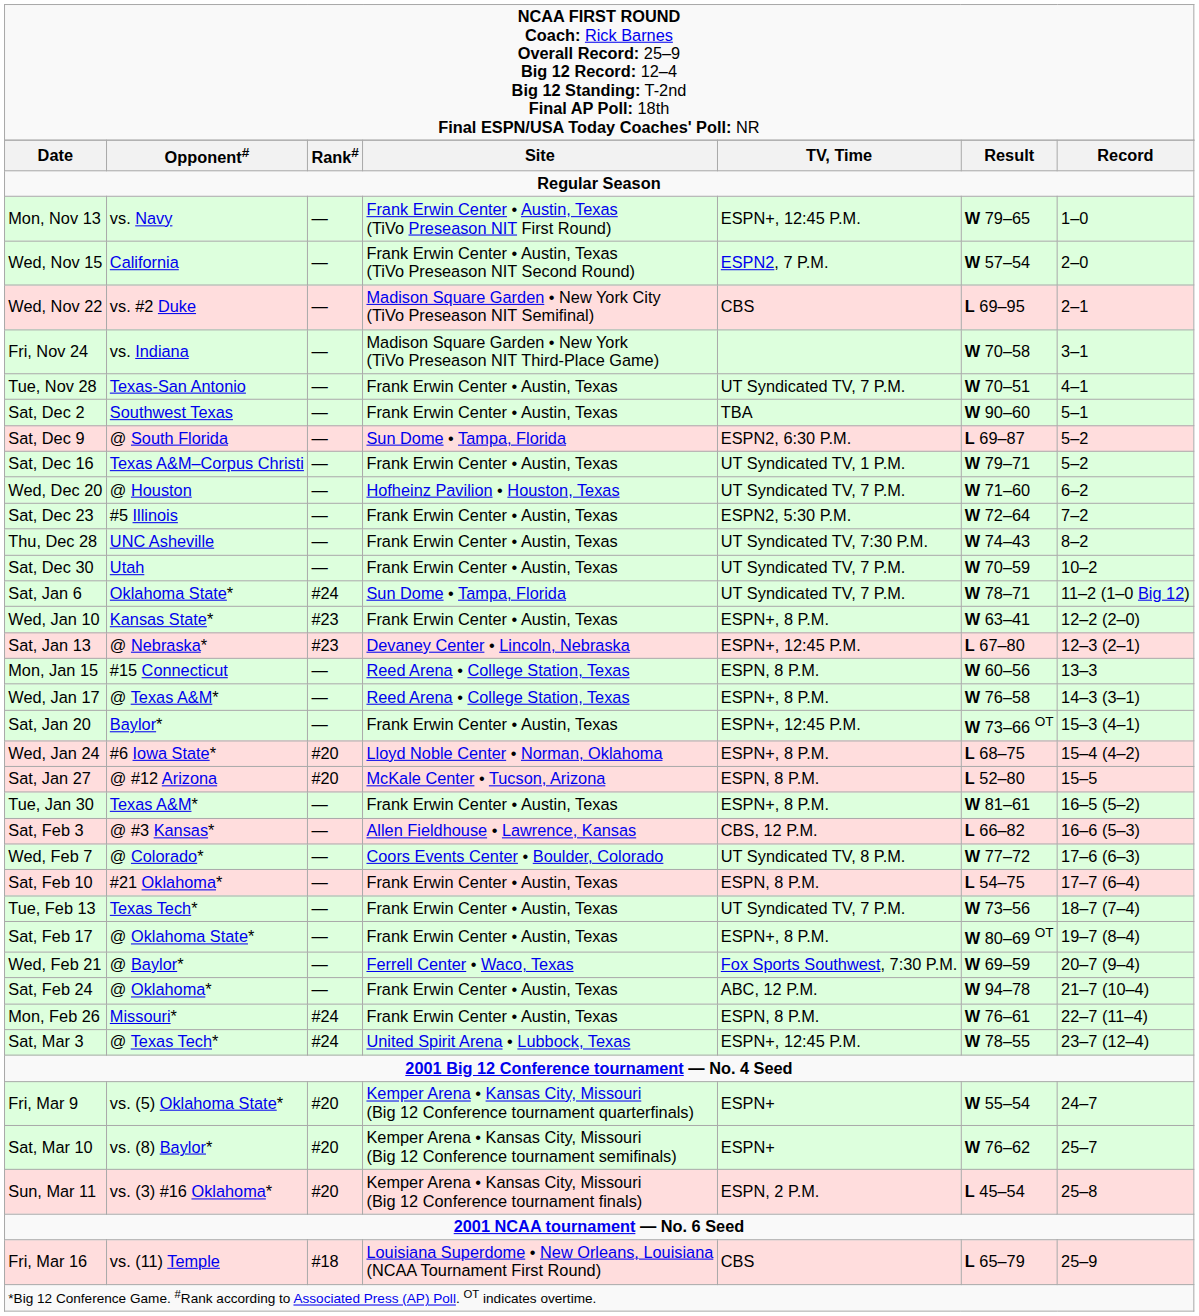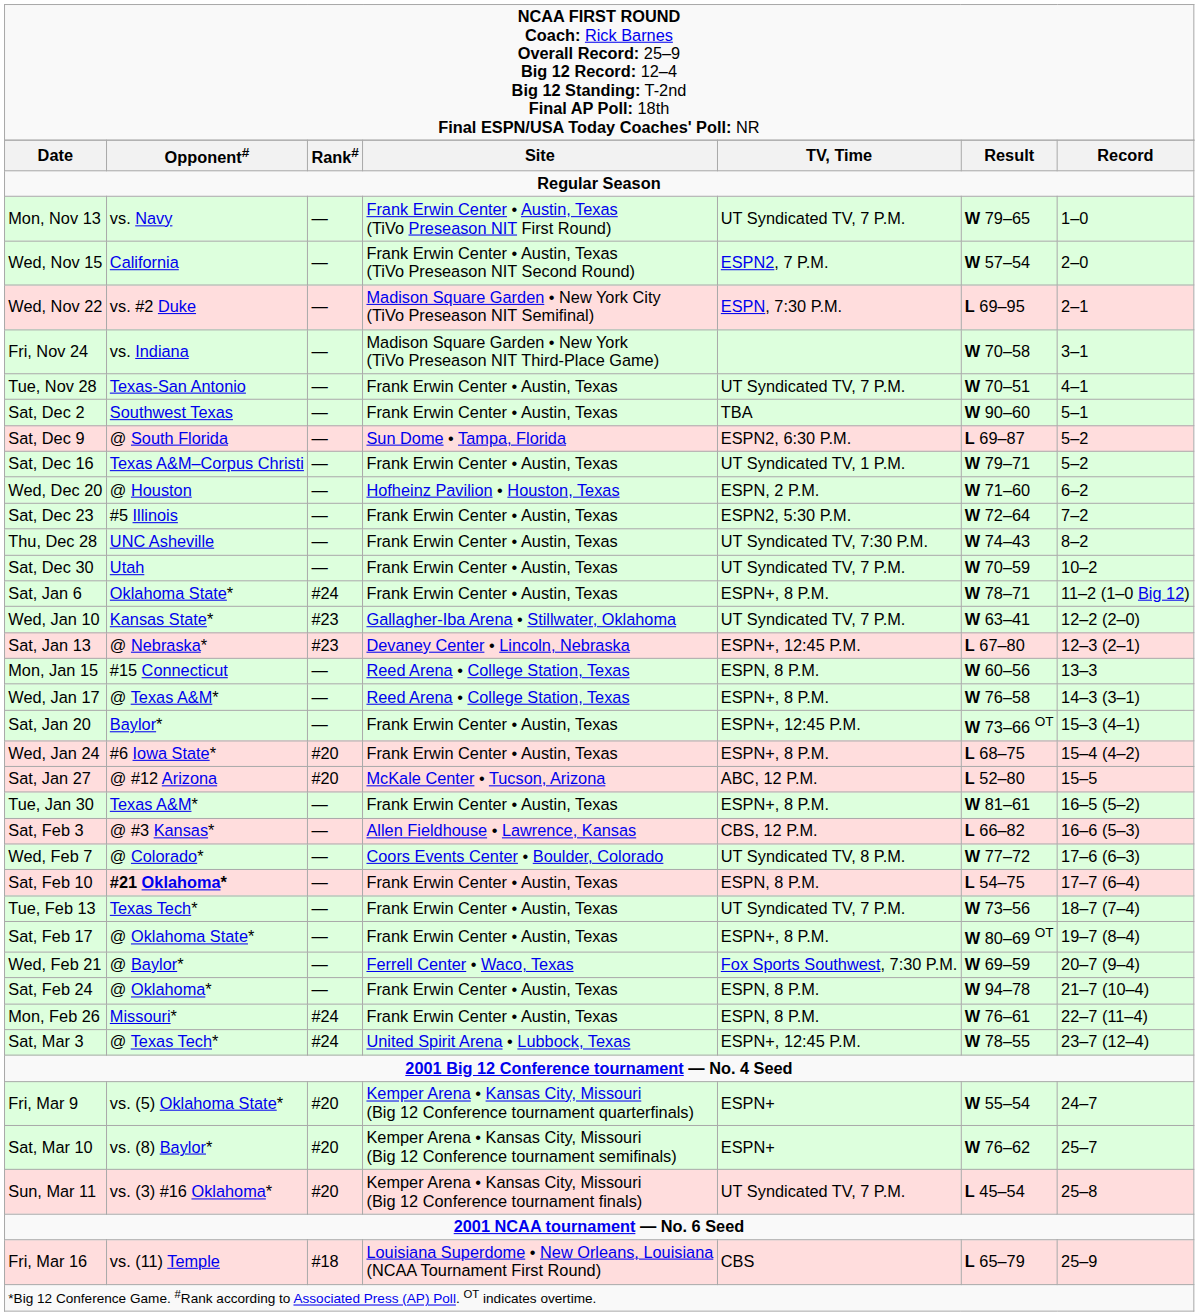(791, 218) ESPN+, 12:45 P.M. -> (813, 218) UT Syndicated TV, 7 P.M.
(738, 307) CBS -> (781, 307) ESPN, 7:30 P.M.
(813, 490) UT Syndicated TV, 7 P.M. -> (770, 490) ESPN, 2 P.M.
(466, 593) Sun Dome • Tampa, Florida -> (492, 593) Frank Erwin Center • Austin, Texas
(813, 593) UT Syndicated TV, 7 P.M. -> (775, 593) ESPN+, 8 P.M.
(492, 619) Frank Erwin Center • Austin, Texas -> (521, 619) Gallagher-Iba Arena • Stillwater, Oklahoma
(775, 619) ESPN+, 8 P.M. -> (813, 619) UT Syndicated TV, 7 P.M.
(514, 753) Lloyd Noble Center • Norman, Oklahoma -> (492, 753) Frank Erwin Center • Austin, Texas
(770, 779) ESPN, 8 P.M. -> (769, 779) ABC, 12 P.M.
(166, 882) normal -> (168, 882) bold
(769, 990) ABC, 12 P.M. -> (770, 990) ESPN, 8 P.M.
(770, 1191) ESPN, 2 P.M. -> (813, 1191) UT Syndicated TV, 7 P.M.
